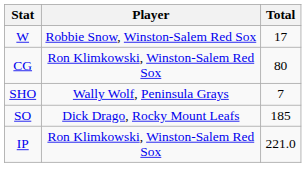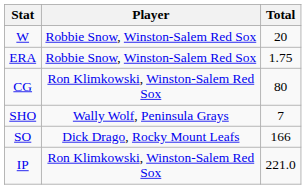(281, 36) 17 -> (281, 36) 20
+ row: (23, 57)
(281, 115) 185 -> (281, 136) 166
